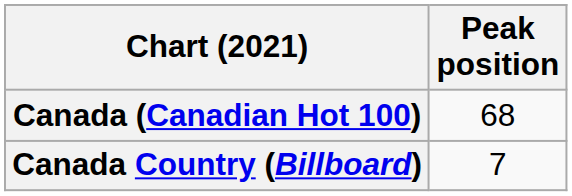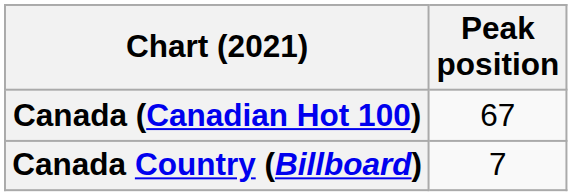(498, 114) 68 -> (498, 114) 67
